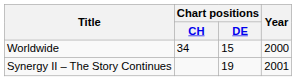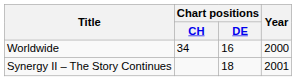(227, 48) 15 -> (227, 48) 16
(227, 66) 19 -> (227, 66) 18
